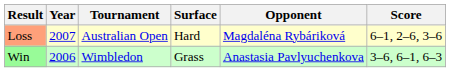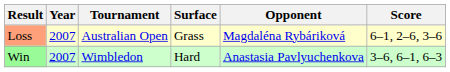(187, 35) Hard -> (189, 35) Grass
(62, 56) 2006 -> (62, 56) 2007
(189, 56) Grass -> (187, 56) Hard
